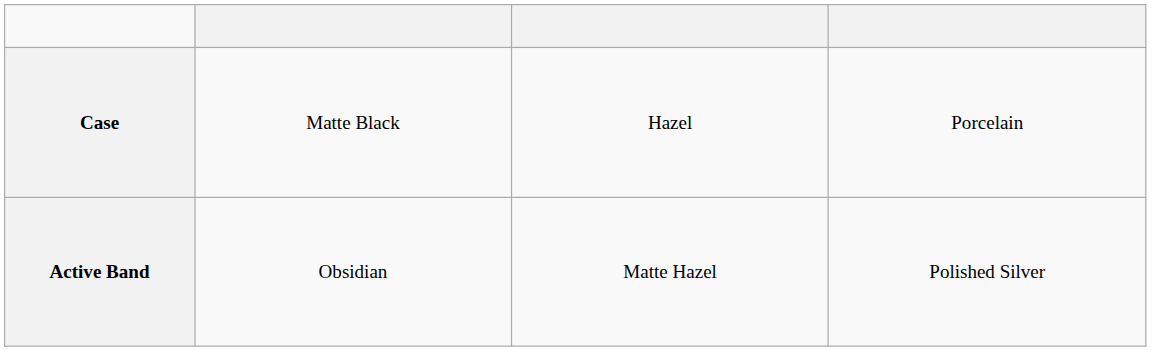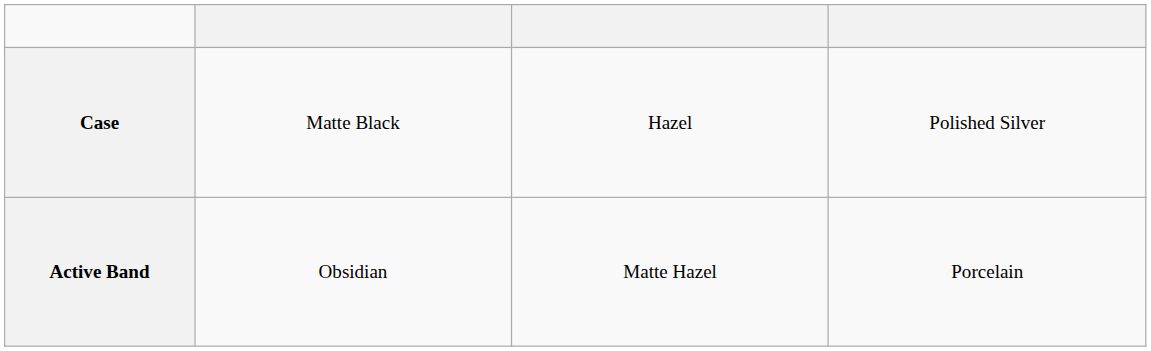(987, 122) Porcelain -> (987, 122) Polished Silver
(987, 271) Polished Silver -> (987, 271) Porcelain
